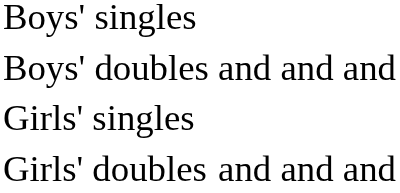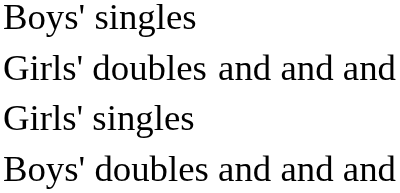rows swapped: (106, 67) <-> (105, 168)
